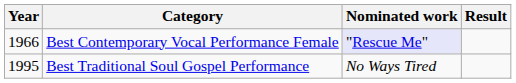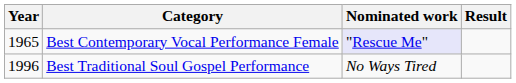(24, 41) 1966 -> (24, 41) 1965
(24, 66) 1995 -> (24, 66) 1996
